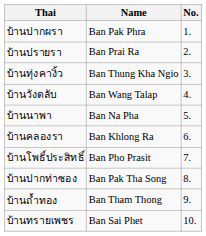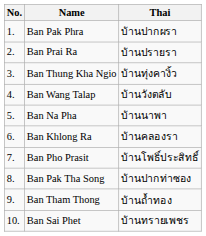columns swapped: (191, 12) <-> (45, 12)
